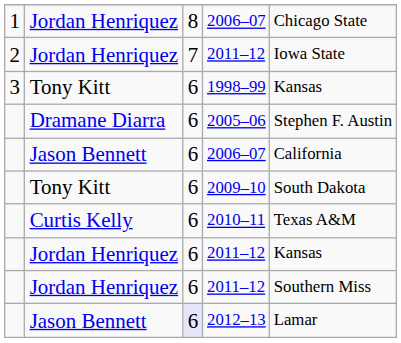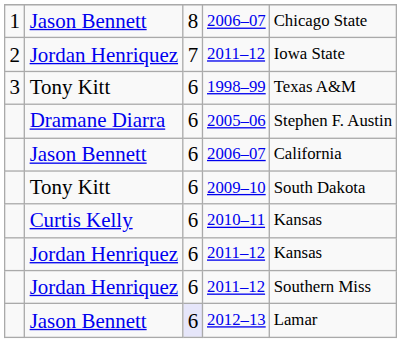(104, 21) Jordan Henriquez -> (88, 21) Jason Bennett
(298, 87) Kansas -> (315, 87) Texas A&M
(315, 220) Texas A&M -> (298, 220) Kansas
